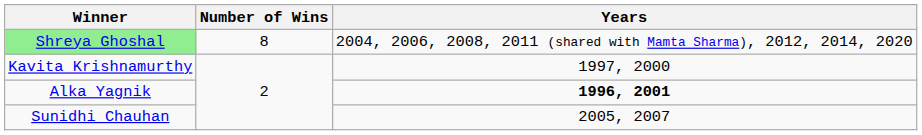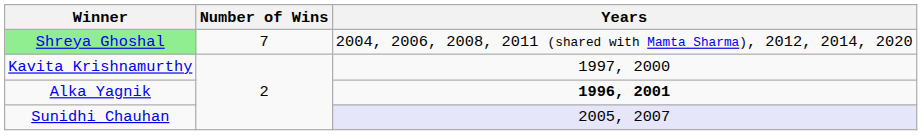(264, 42) 8 -> (264, 42) 7
(624, 117) no background -> (624, 117) lavender background
